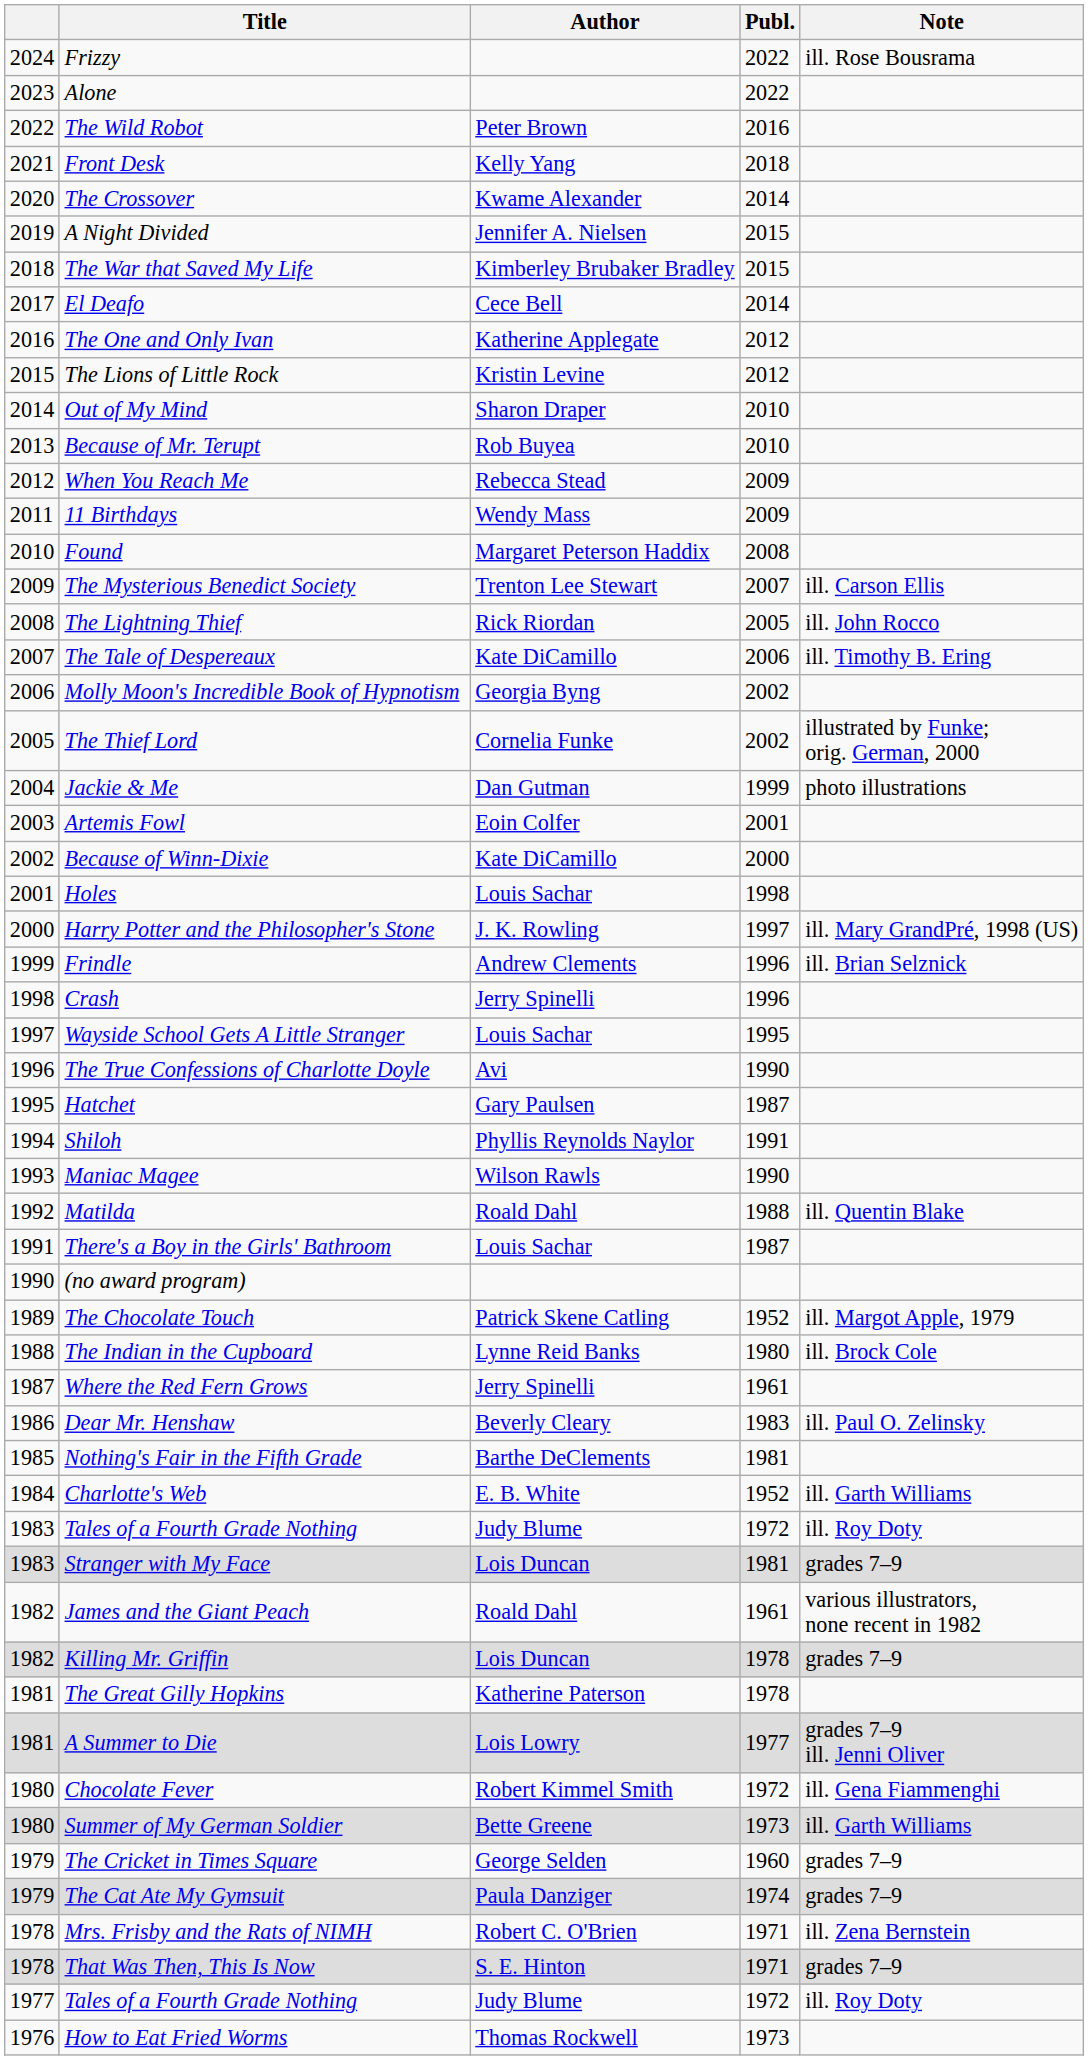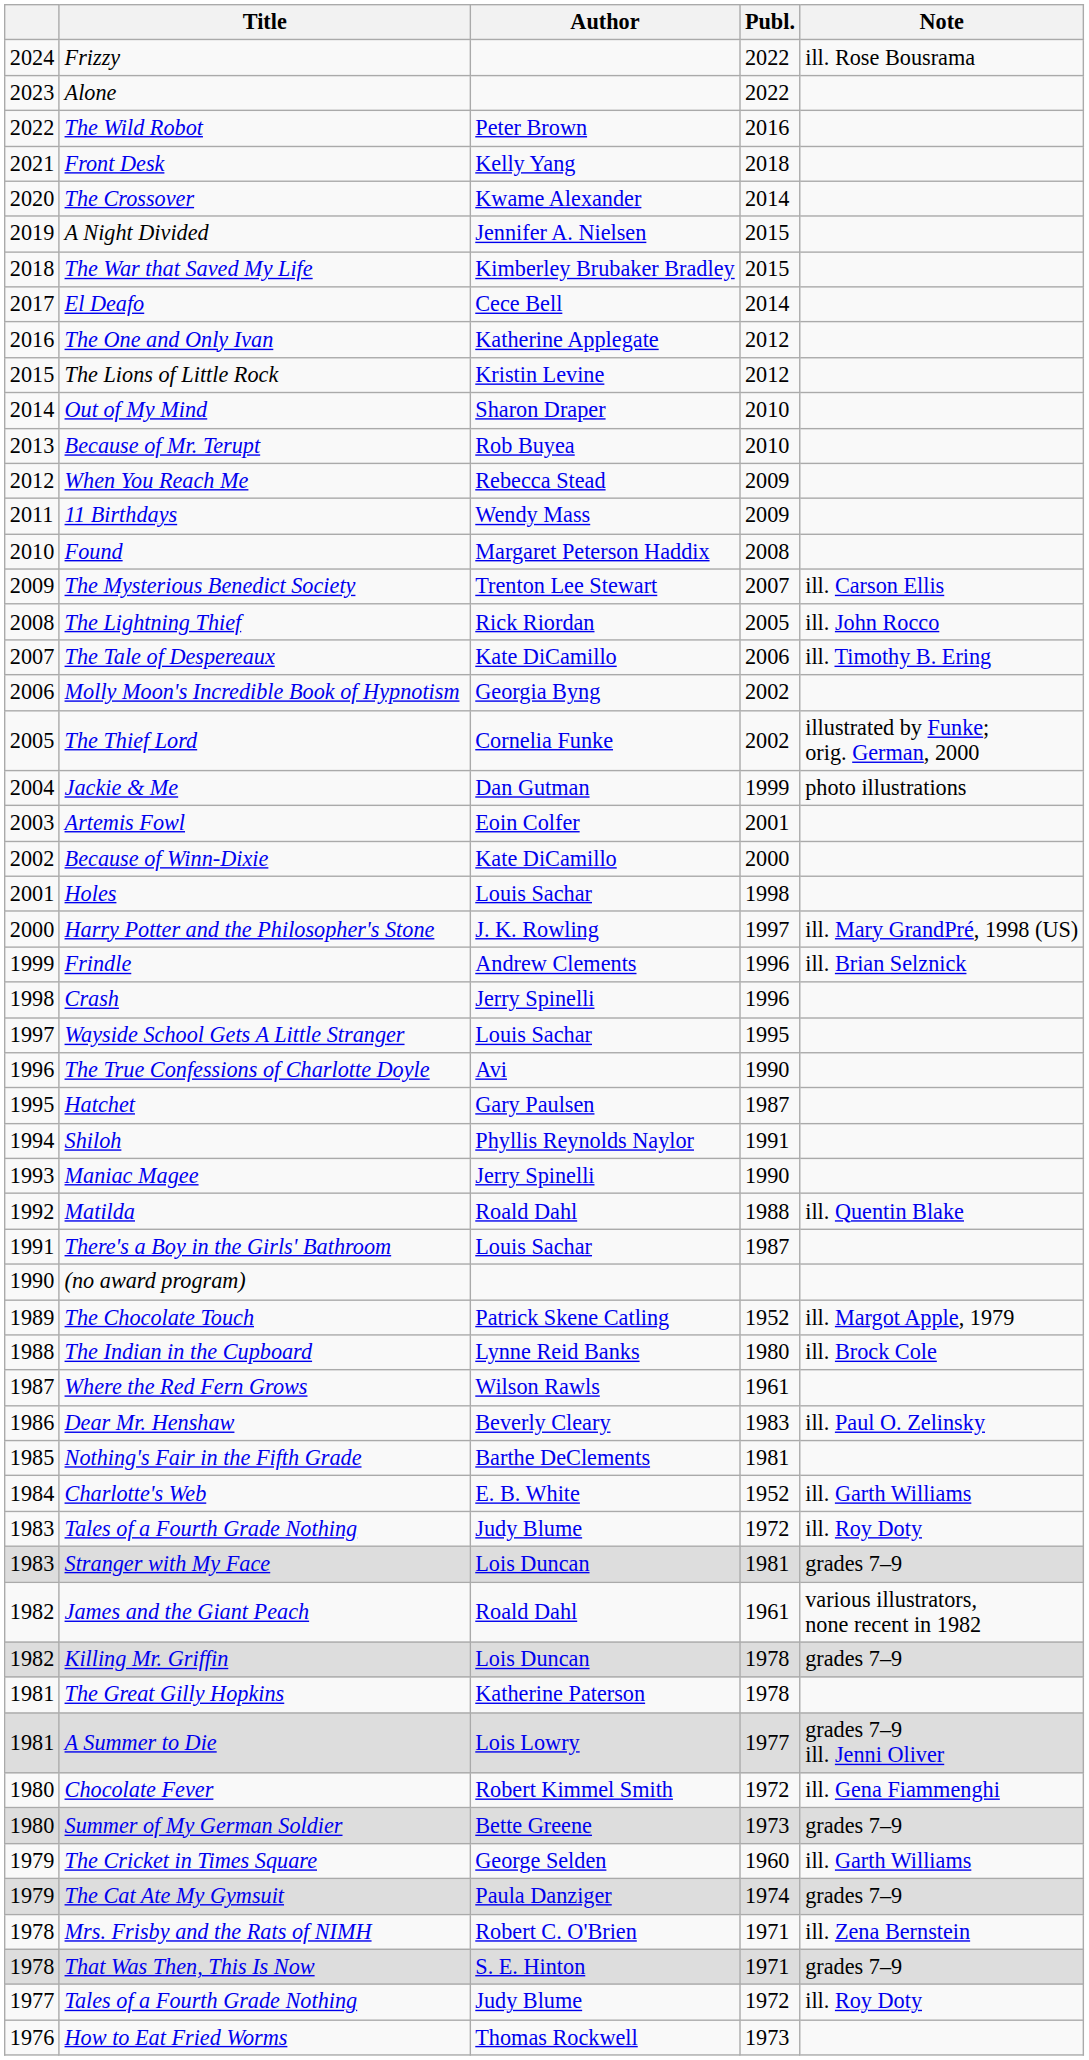(538, 1175) Wilson Rawls -> (535, 1175) Jerry Spinelli
(535, 1387) Jerry Spinelli -> (538, 1387) Wilson Rawls
(888, 1825) ill. Garth Williams -> (854, 1825) grades 7–9
(854, 1860) grades 7–9 -> (888, 1860) ill. Garth Williams
